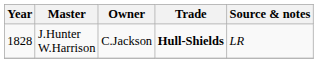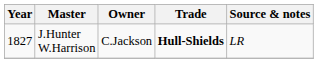(20, 41) 1828 -> (20, 41) 1827
